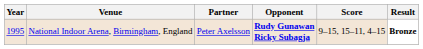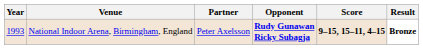(15, 32) 1995 -> (15, 32) 1993
(352, 32) normal -> (352, 32) bold
